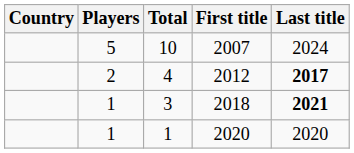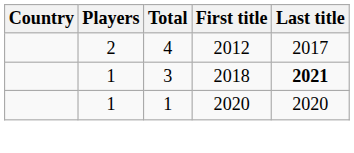- row: (168, 47)
(310, 76) bold -> (310, 47) normal
